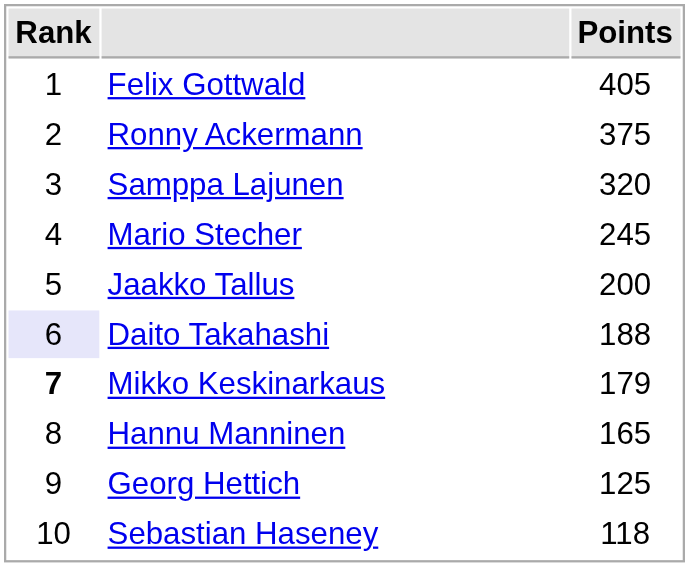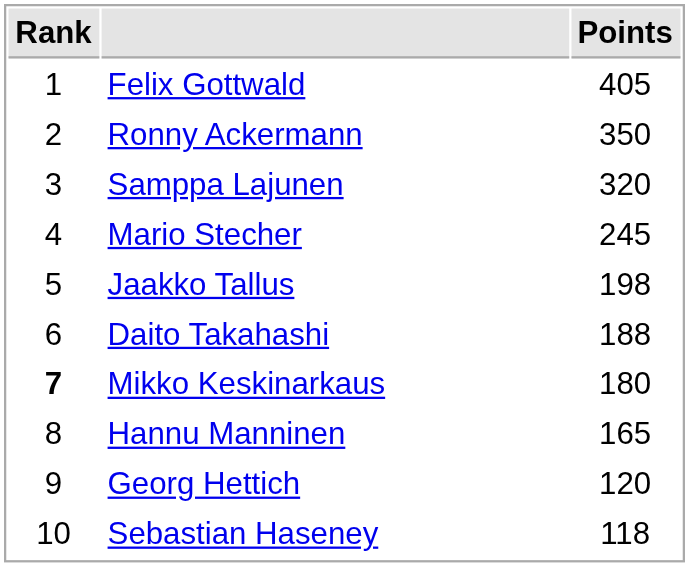(625, 135) 375 -> (625, 135) 350
(625, 284) 200 -> (625, 284) 198
(54, 334) lavender background -> (54, 334) no background
(625, 384) 179 -> (625, 384) 180
(625, 484) 125 -> (625, 484) 120
